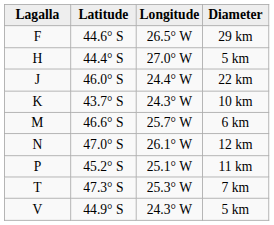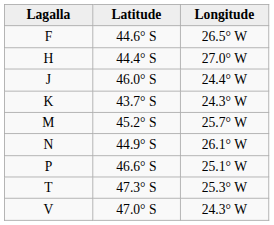- column: (235, 15)
(103, 123) 46.6° S -> (136, 123) 45.2° S
(103, 144) 47.0° S -> (136, 144) 44.9° S
(103, 166) 45.2° S -> (136, 166) 46.6° S
(103, 209) 44.9° S -> (136, 209) 47.0° S
